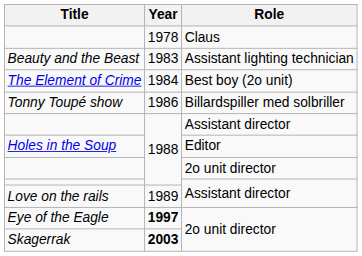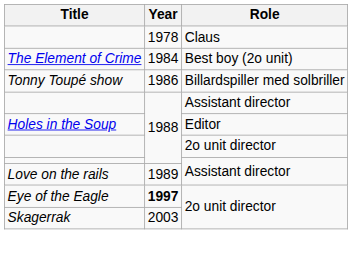- row: (73, 59)
(163, 239) bold -> (163, 218) normal
